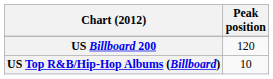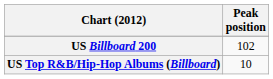(246, 45) 120 -> (246, 45) 102
